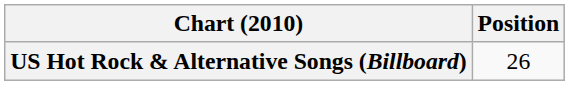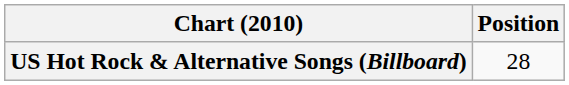(518, 60) 26 -> (518, 60) 28
